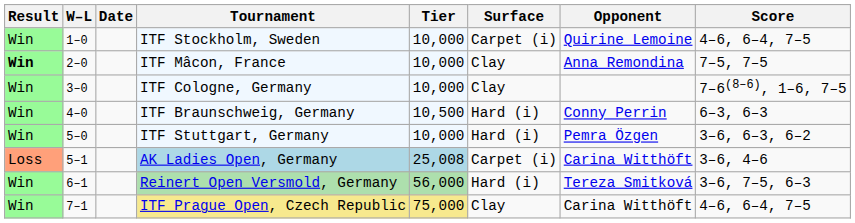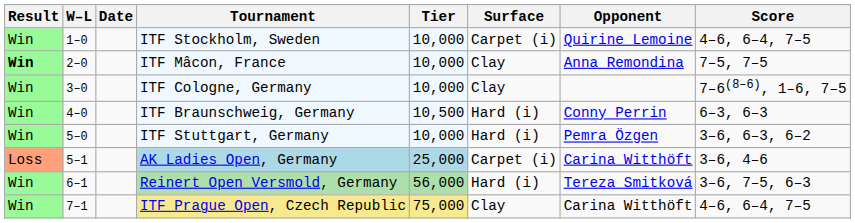(439, 160) 25,008 -> (439, 160) 25,000
